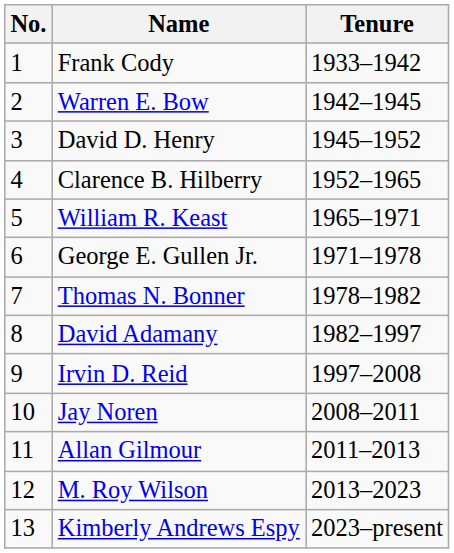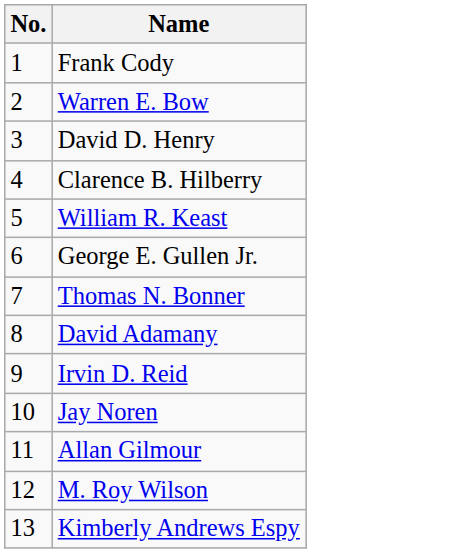- column: (377, 23)
